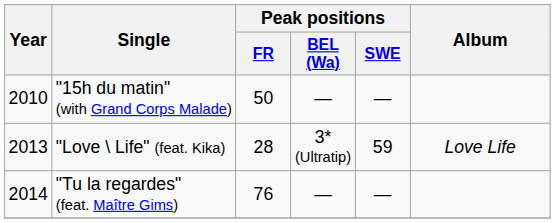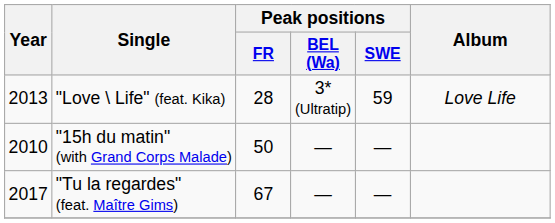rows swapped: (144, 98) <-> (141, 146)
(28, 194) 2014 -> (28, 194) 2017
(263, 194) 76 -> (263, 194) 67
